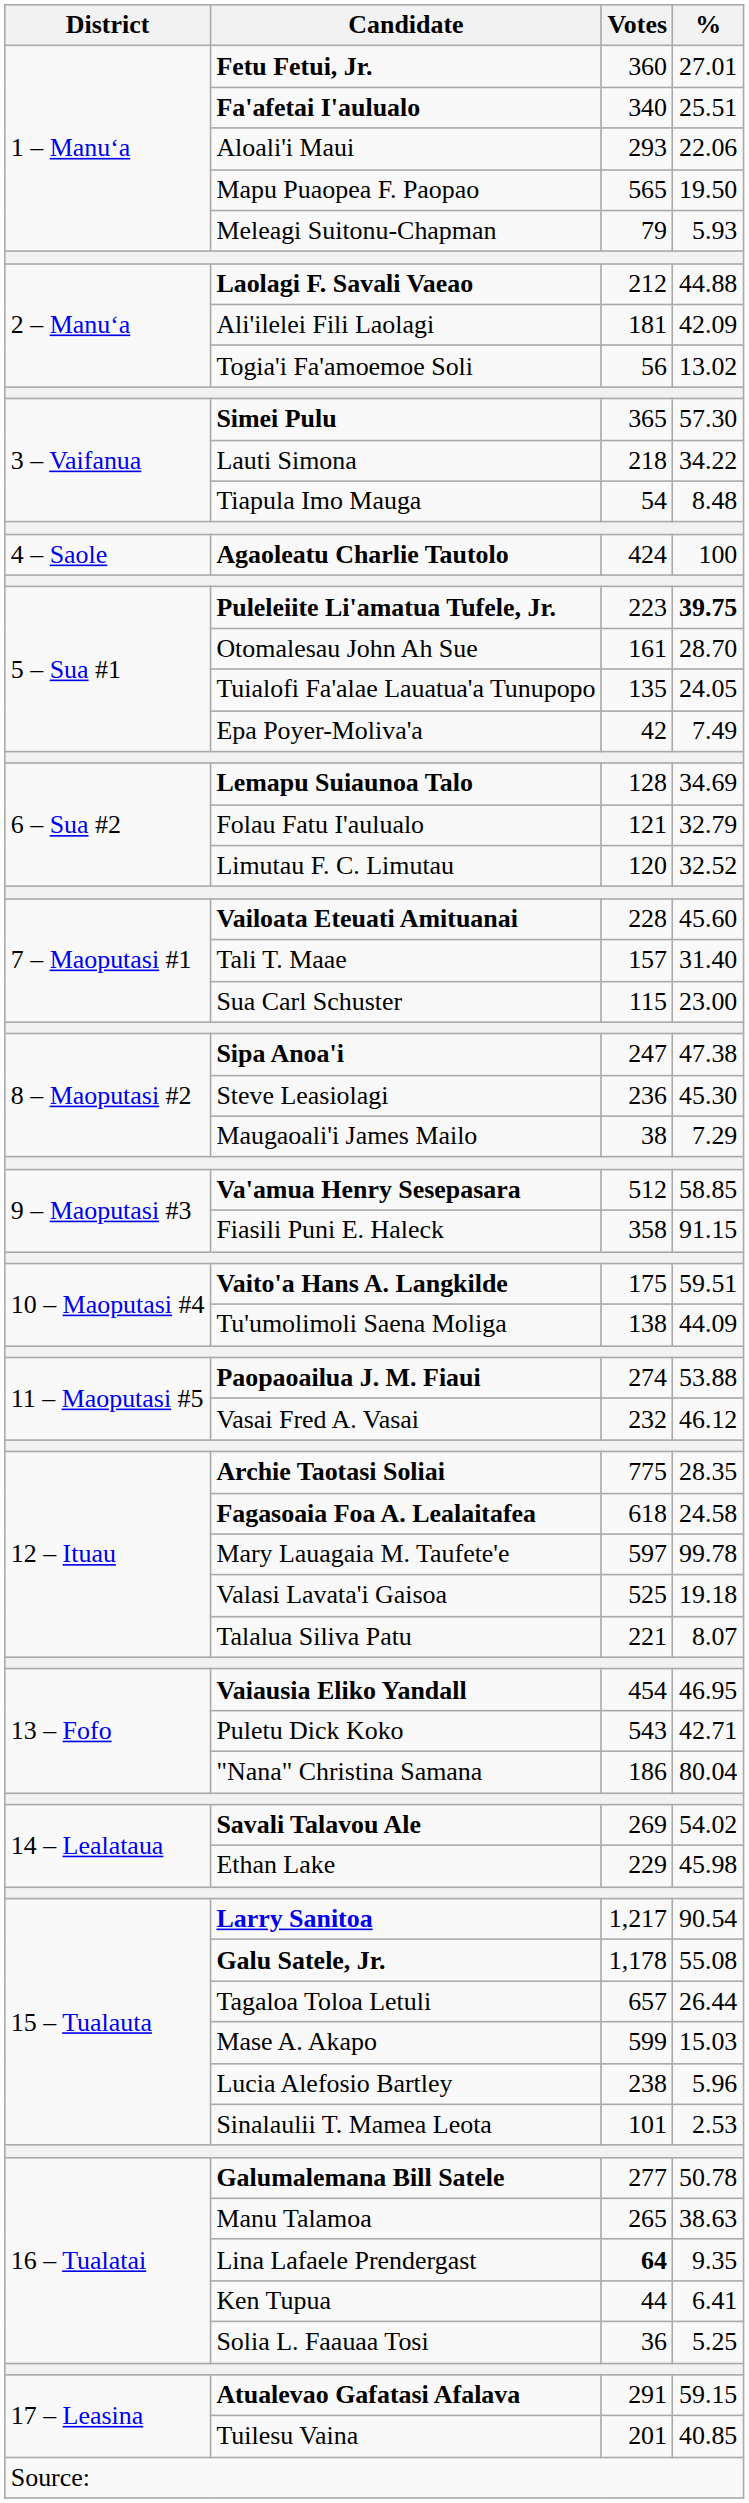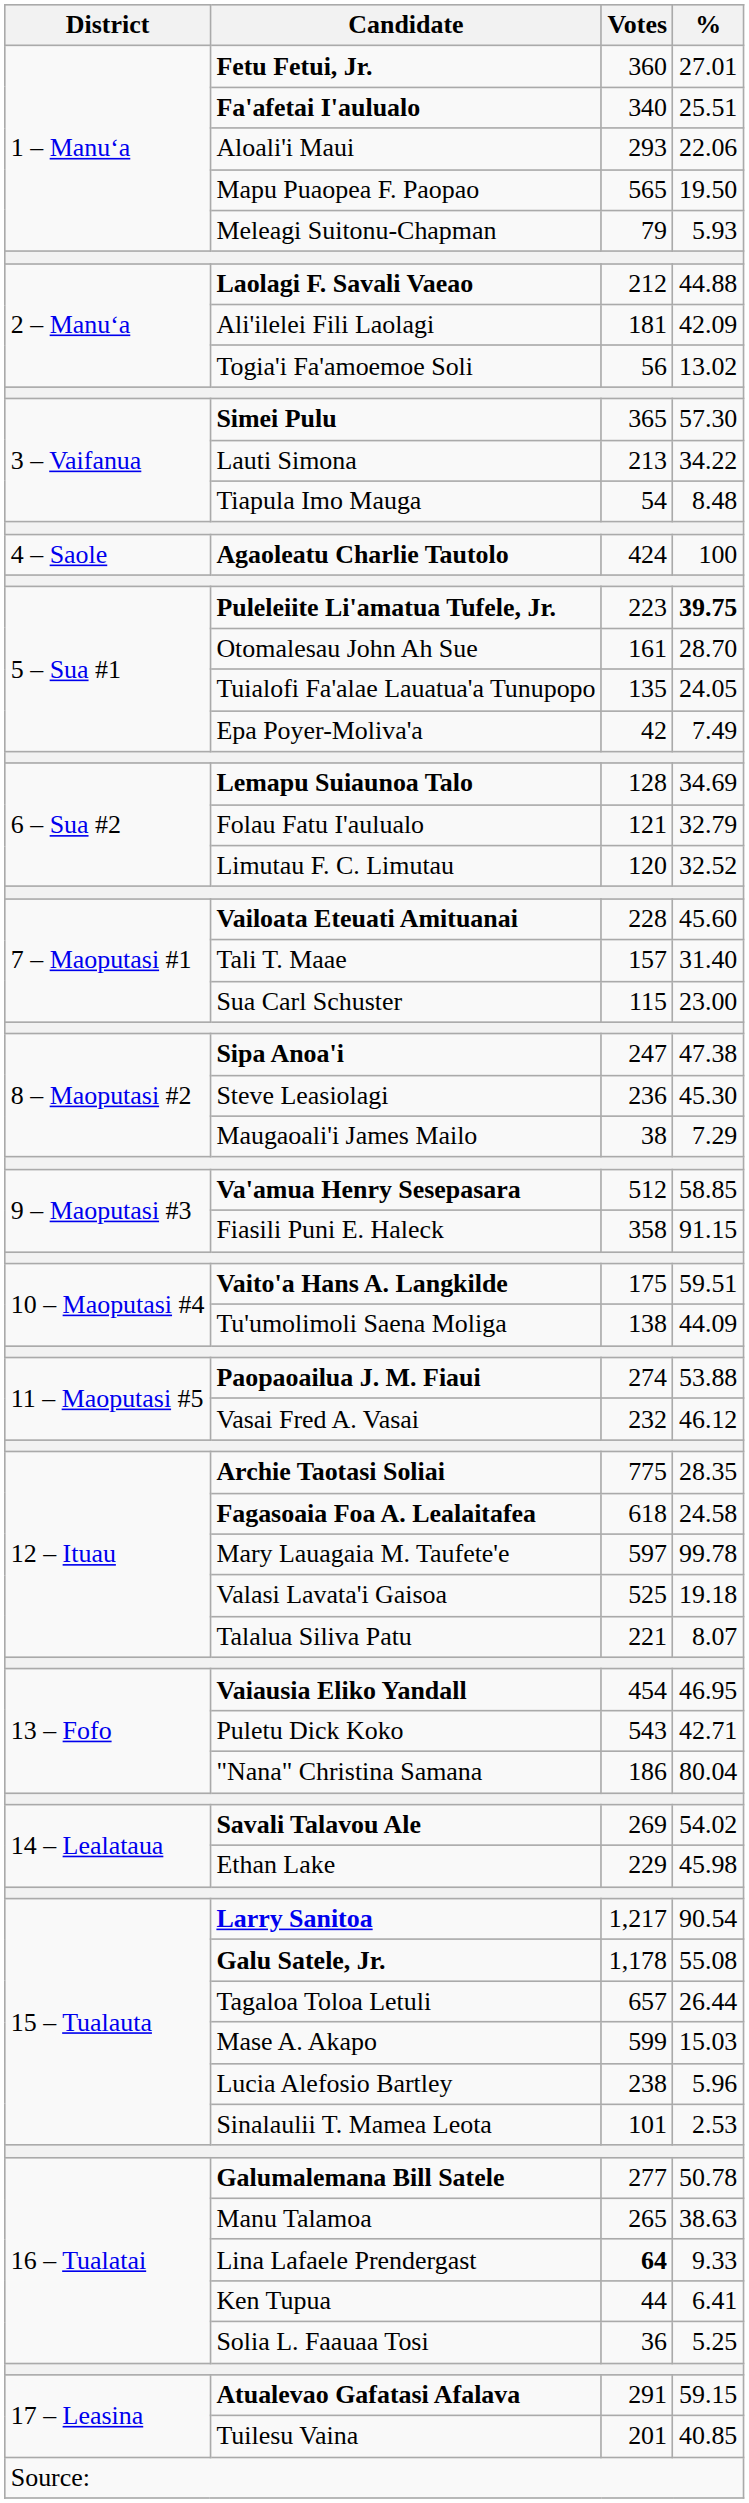(648, 460) 218 -> (648, 460) 213
(715, 2259) 9.35 -> (715, 2259) 9.33
